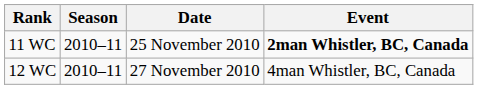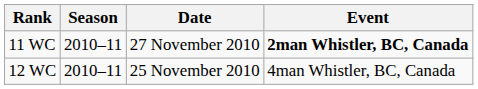(195, 44) 25 November 2010 -> (195, 44) 27 November 2010
(195, 71) 27 November 2010 -> (195, 71) 25 November 2010
